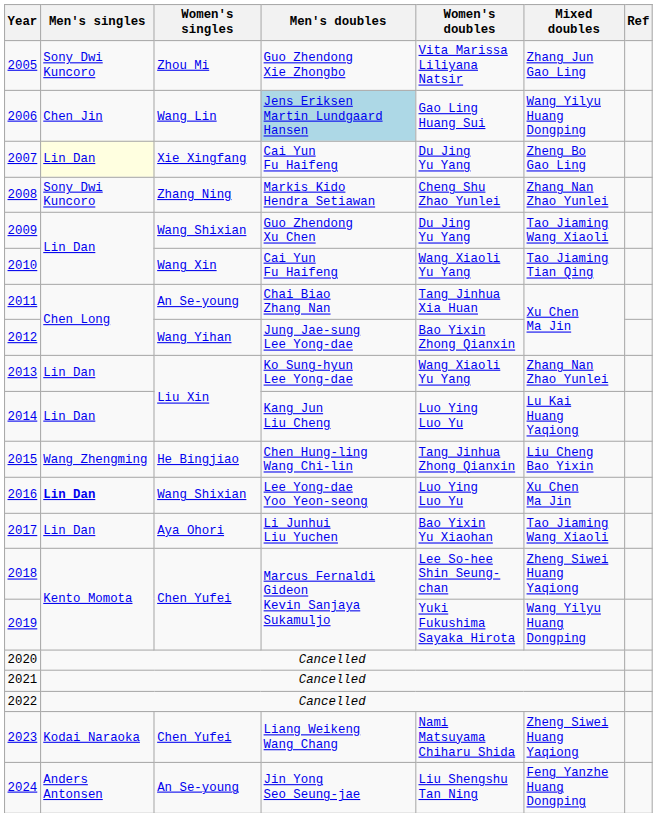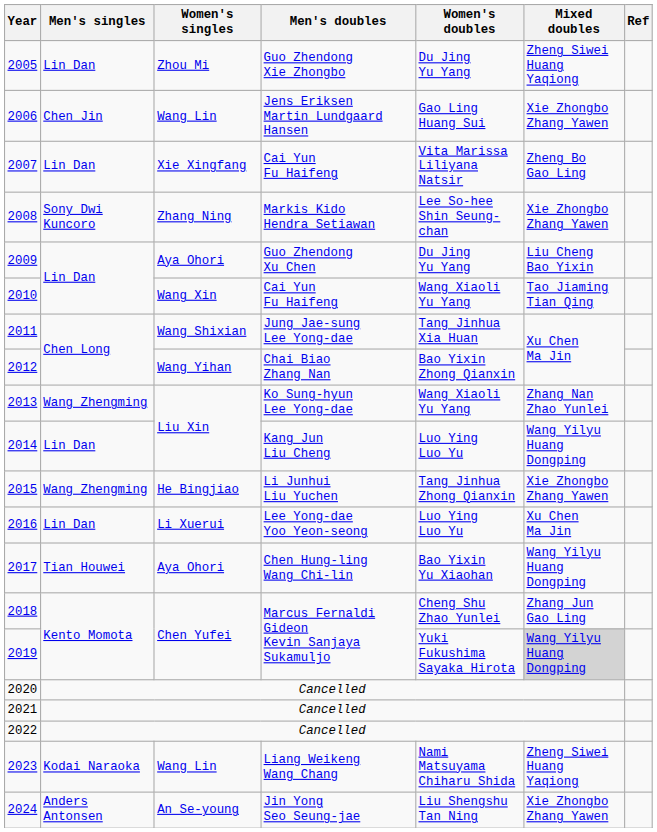(73, 65) Sony Dwi Kuncoro -> (69, 65) Lin Dan
(463, 65) Vita Marissa Liliyana Natsir -> (445, 65) Du Jing Yu Yang
(560, 65) Zhang Jun Gao Ling -> (567, 65) Zheng Siwei Huang Yaqiong
(323, 116) lightblue background -> (323, 116) no background
(564, 116) Wang Yilyu Huang Dongping -> (567, 116) Xie Zhongbo Zhang Yawen
(69, 159) lightyellow background -> (69, 166) no background
(445, 159) Du Jing Yu Yang -> (463, 166) Vita Marissa Liliyana Natsir
(459, 194) Cheng Shu Zhao Yunlei -> (459, 217) Lee So-hee Shin Seung-chan
(567, 194) Zhang Nan Zhao Yunlei -> (567, 217) Xie Zhongbo Zhang Yawen
(202, 230) Wang Shixian -> (191, 260) Aya Ohori
(567, 230) Tao Jiaming Wang Xiaoli -> (560, 260) Liu Cheng Bao Yixin
(198, 301) An Se-young -> (202, 331) Wang Shixian
(297, 301) Chai Biao Zhang Nan -> (312, 331) Jung Jae-sung Lee Yong-dae
(312, 337) Jung Jae-sung Lee Yong-dae -> (297, 367) Chai Biao Zhang Nan
(69, 373) Lin Dan -> (95, 402) Wang Zhengming
(553, 416) Lu Kai Huang Yaqiong -> (564, 446) Wang Yilyu Huang Dongping
(316, 459) Chen Hung-ling Wang Chi-lin -> (301, 489) Li Junhui Liu Yuchen
(560, 459) Liu Cheng Bao Yixin -> (567, 489) Xie Zhongbo Zhang Yawen
(69, 495) bold -> (69, 524) normal
(202, 495) Wang Shixian -> (191, 524) Li Xuerui
(69, 530) Lin Dan -> (84, 567) Tian Houwei
(301, 530) Li Junhui Liu Yuchen -> (316, 567) Chen Hung-ling Wang Chi-lin
(567, 530) Tao Jiaming Wang Xiaoli -> (564, 567) Wang Yilyu Huang Dongping
(459, 573) Lee So-hee Shin Seung-chan -> (459, 611) Cheng Shu Zhao Yunlei
(567, 573) Zheng Siwei Huang Yaqiong -> (560, 611) Zhang Jun Gao Ling
(564, 624) no background -> (564, 654) lightgrey background
(194, 737) Chen Yufei -> (187, 767) Wang Lin
(567, 788) Feng Yanzhe Huang Dongping -> (567, 810) Xie Zhongbo Zhang Yawen
